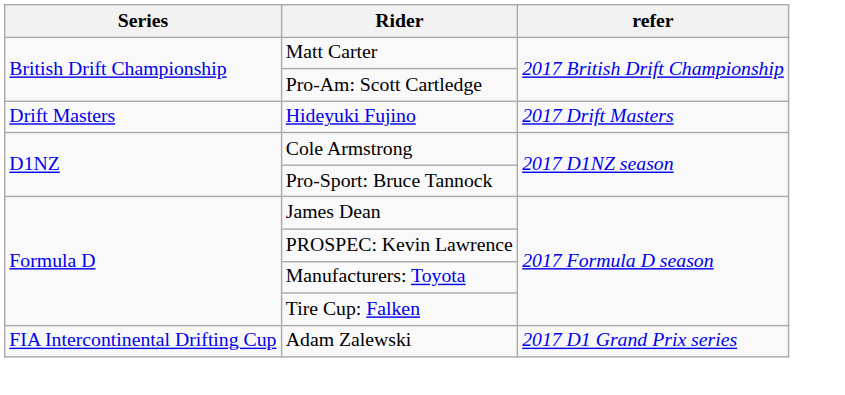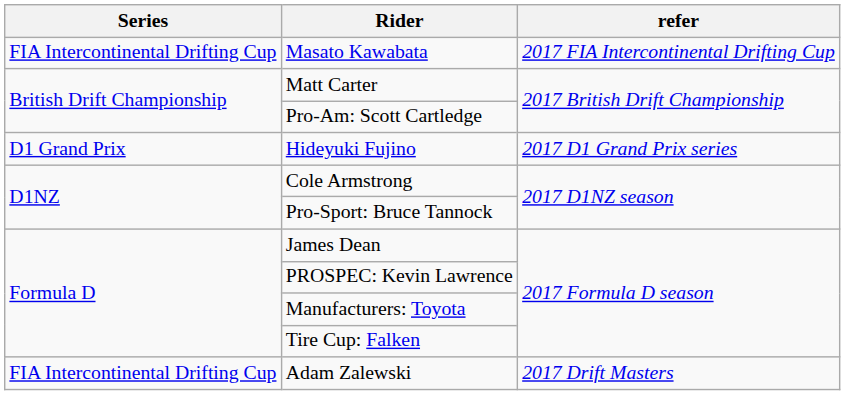+ row: (357, 52)
(62, 116) Drift Masters -> (68, 148) D1 Grand Prix
(598, 116) 2017 Drift Masters -> (630, 148) 2017 D1 Grand Prix series
(630, 340) 2017 D1 Grand Prix series -> (598, 372) 2017 Drift Masters
